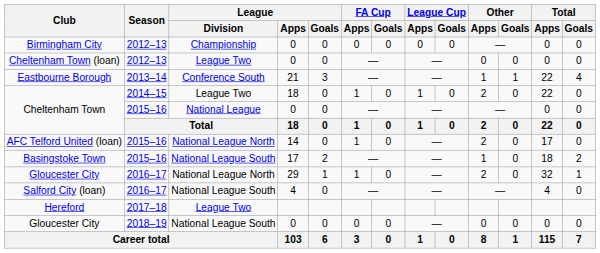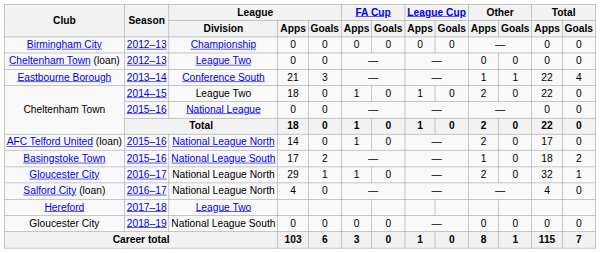(223, 191) National League South -> (223, 191) National League North
